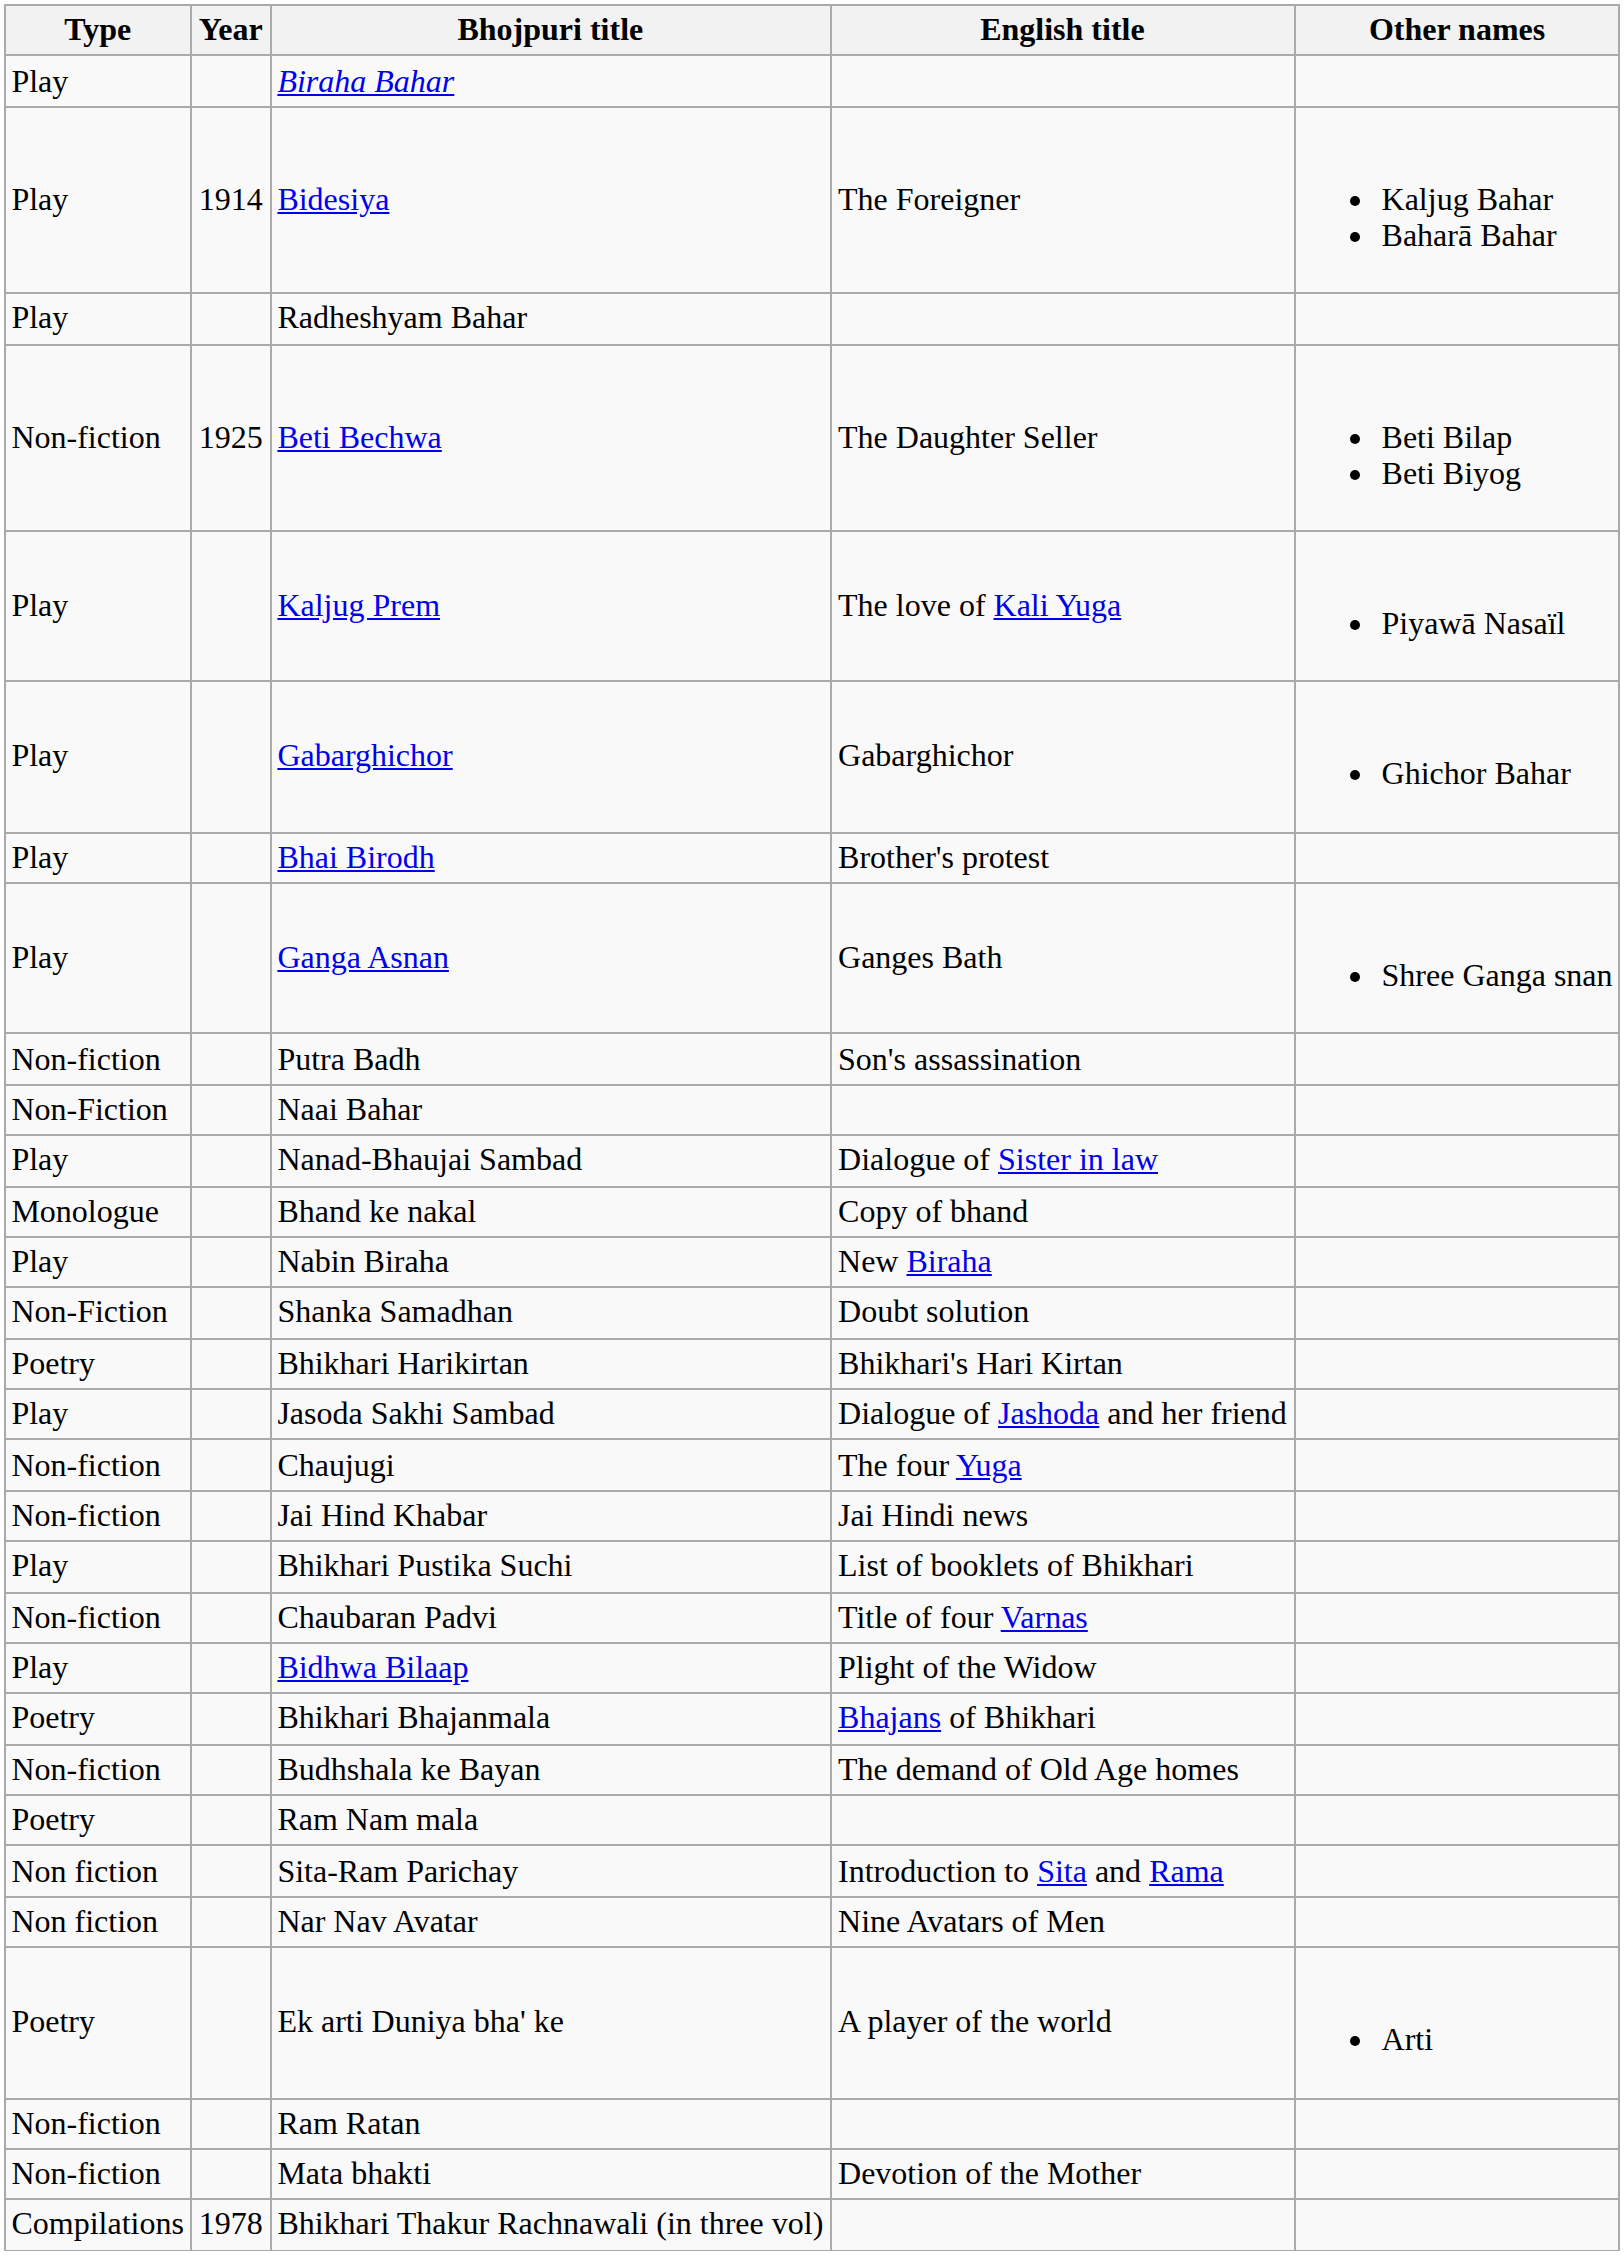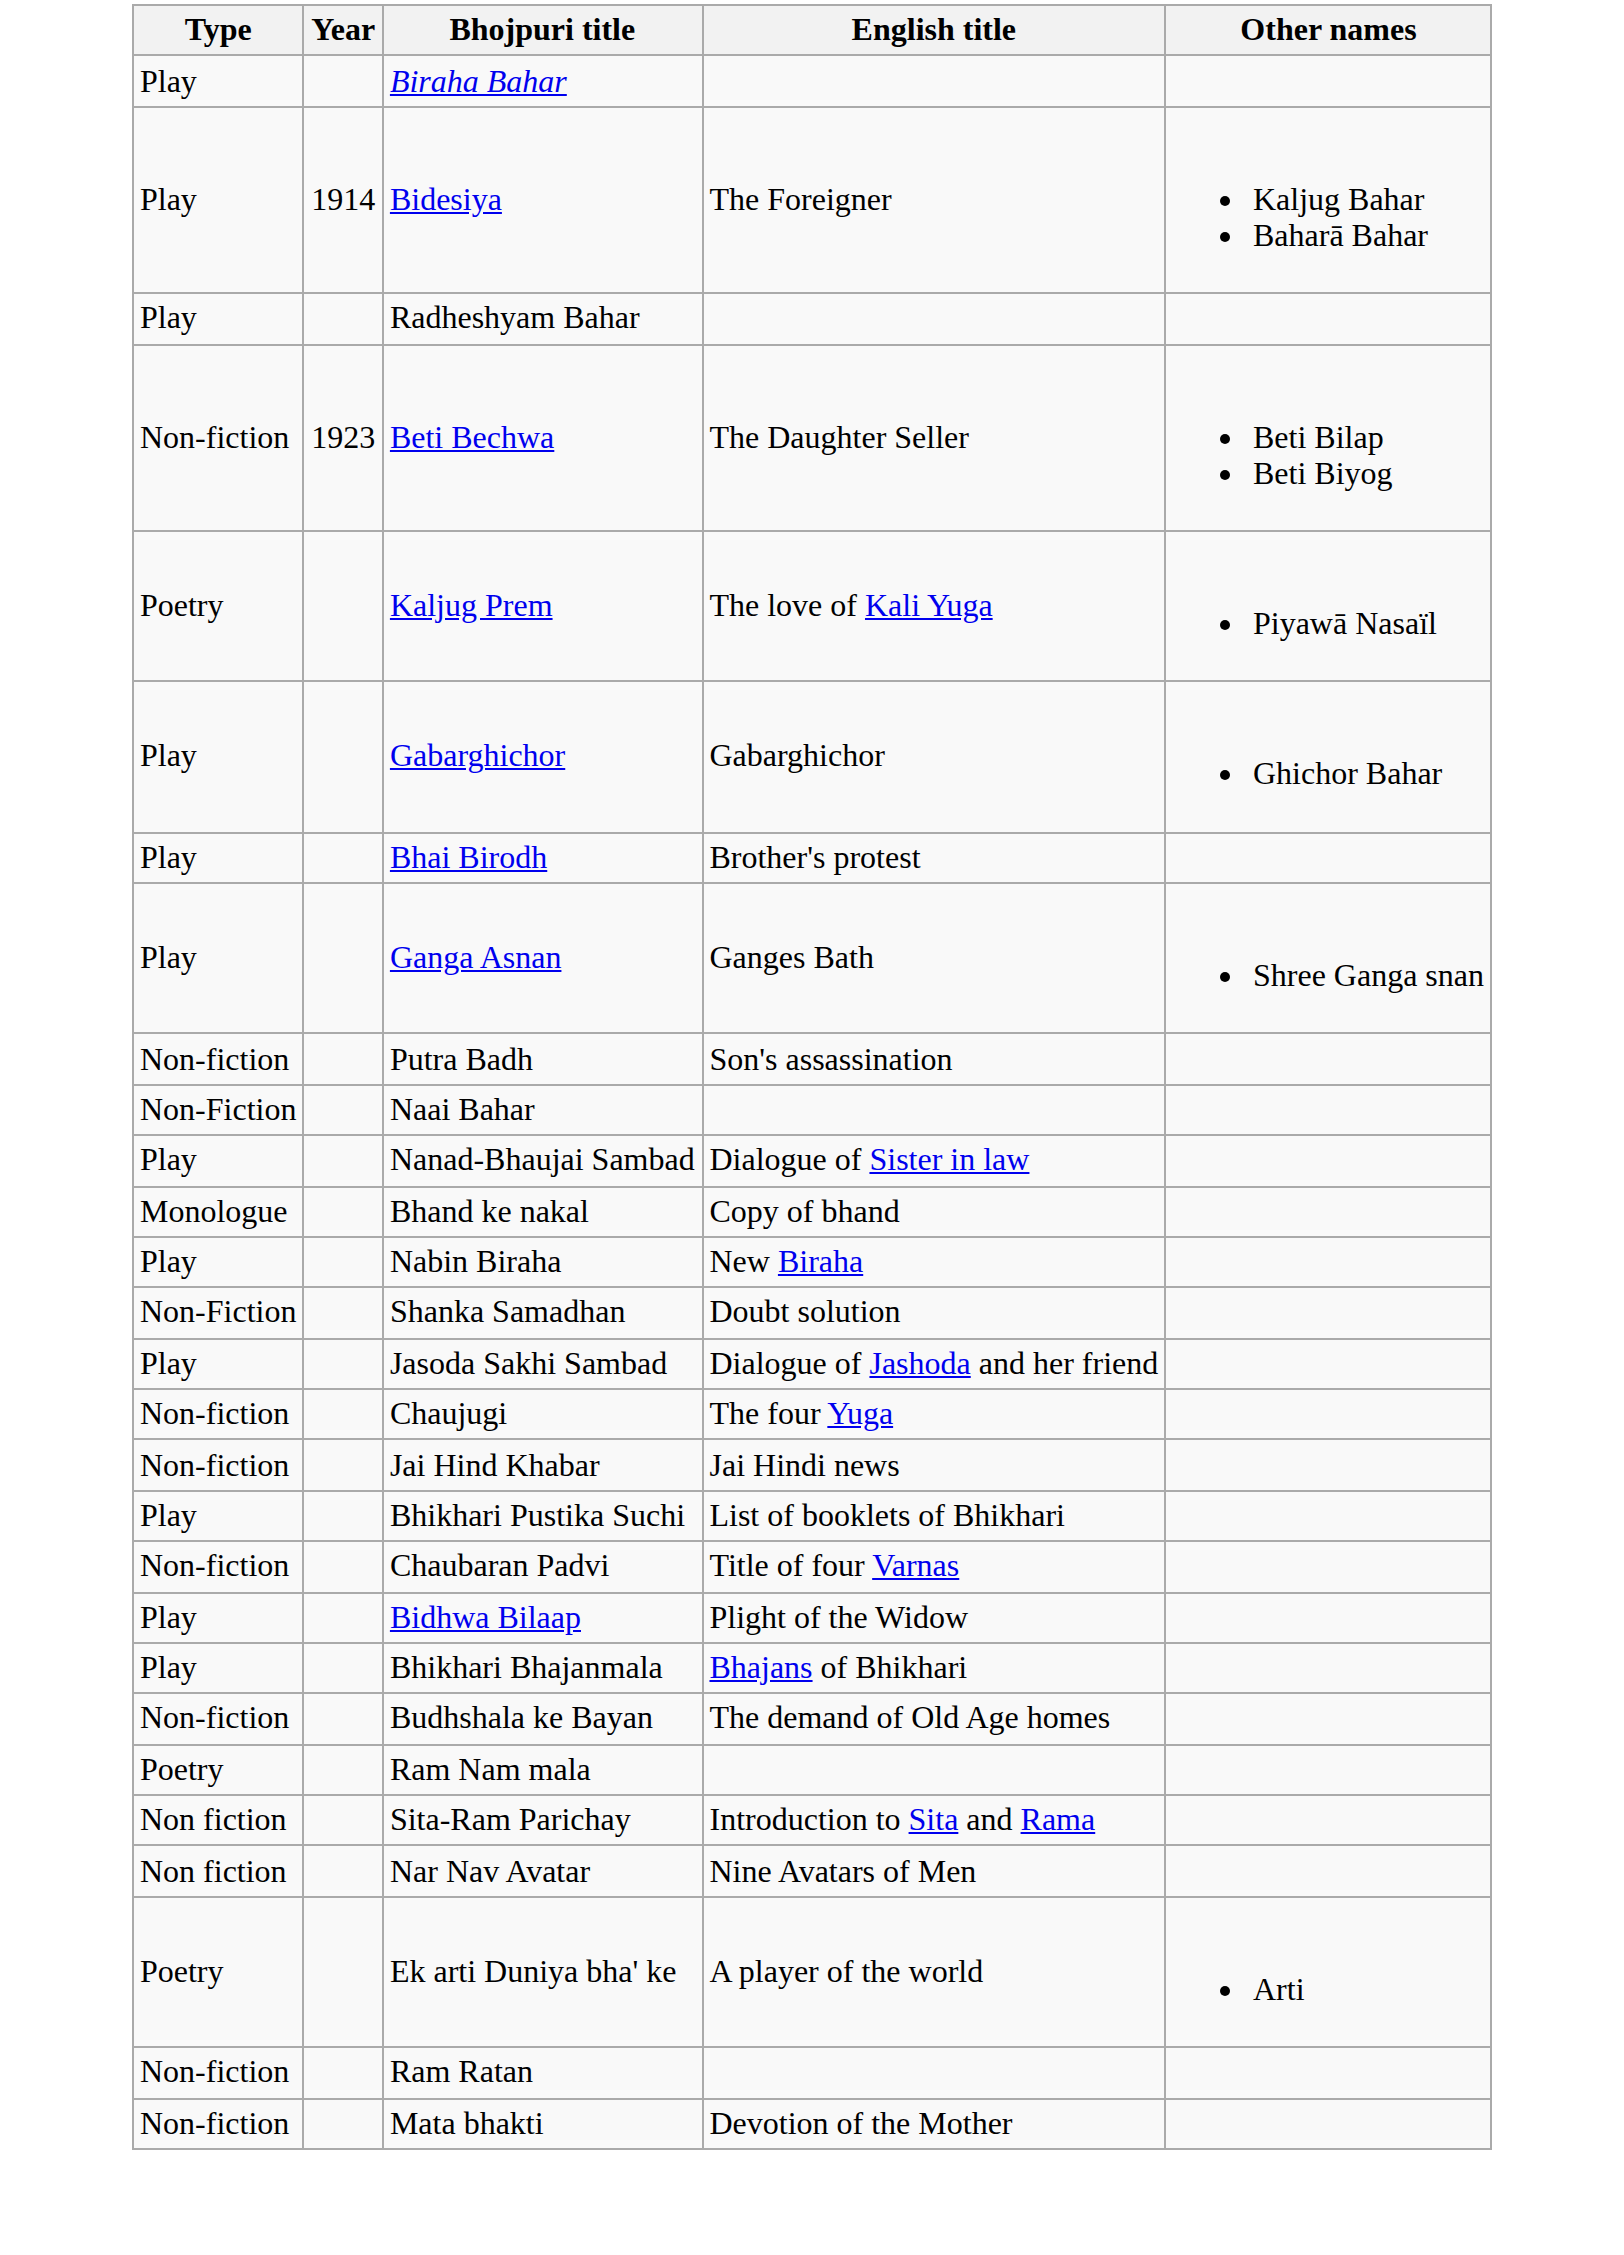(231, 436) 1925 -> (343, 436) 1923
(40, 605) Play -> (182, 605) Poetry
- row: (403, 1363)
(53, 1718) Poetry -> (168, 1667) Play
- row: (550, 2224)
